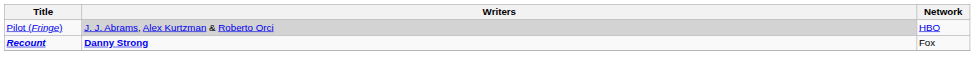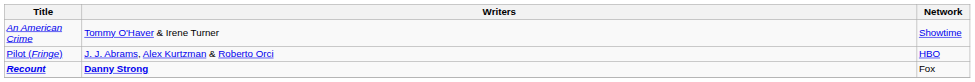+ row: (34, 33)
(179, 27) lightgrey background -> (179, 54) no background
